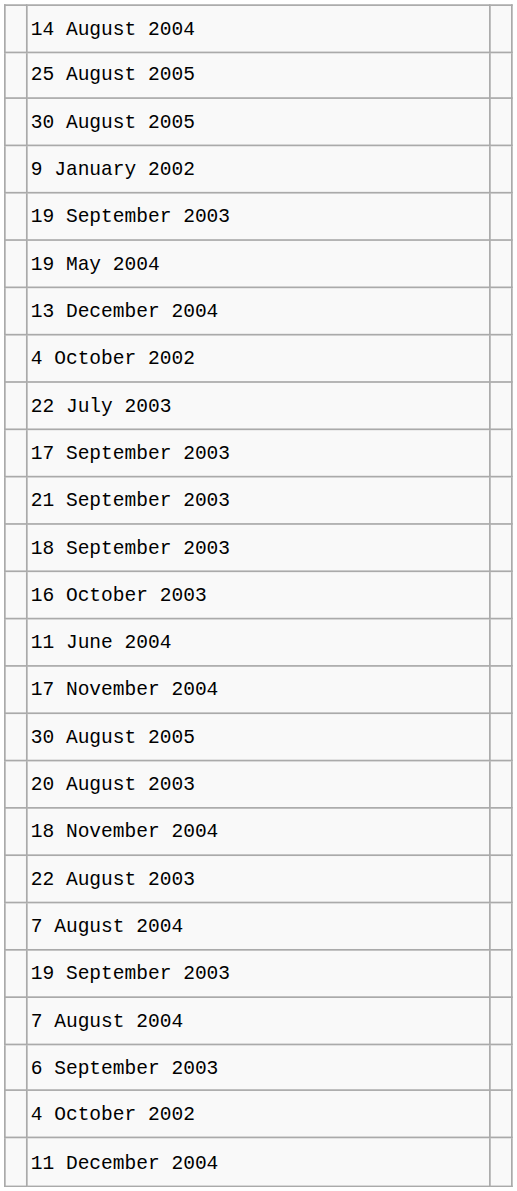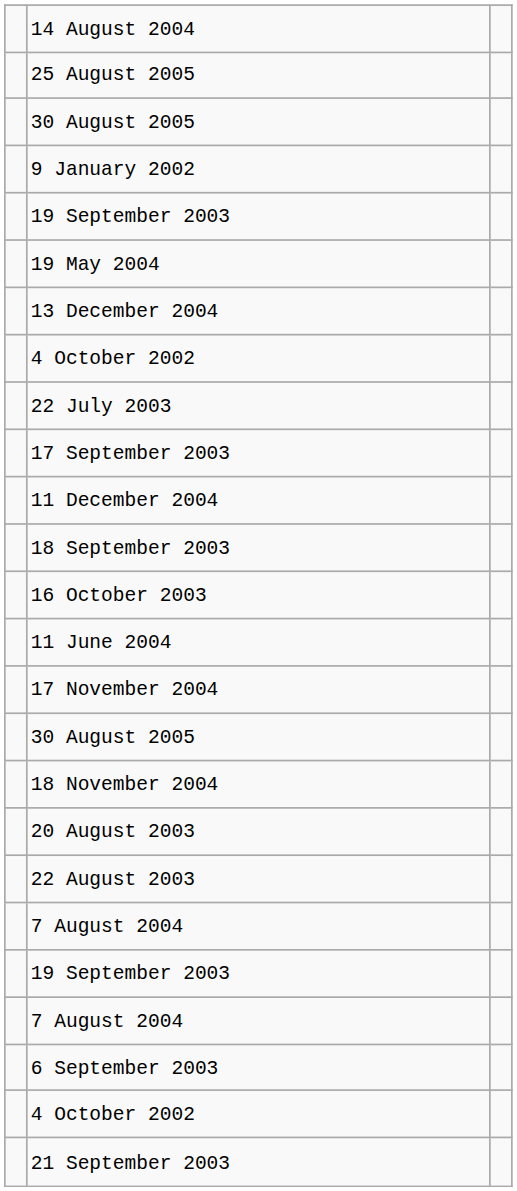rows swapped: (15, 500) <-> (15, 1162)
rows swapped: (15, 784) <-> (15, 831)
